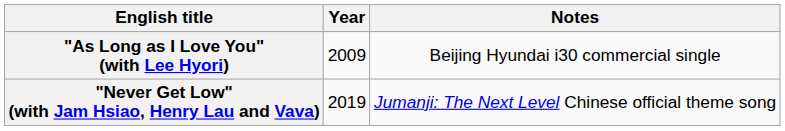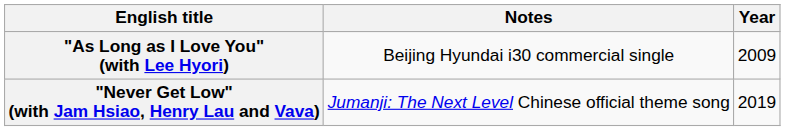columns swapped: (347, 18) <-> (575, 18)
